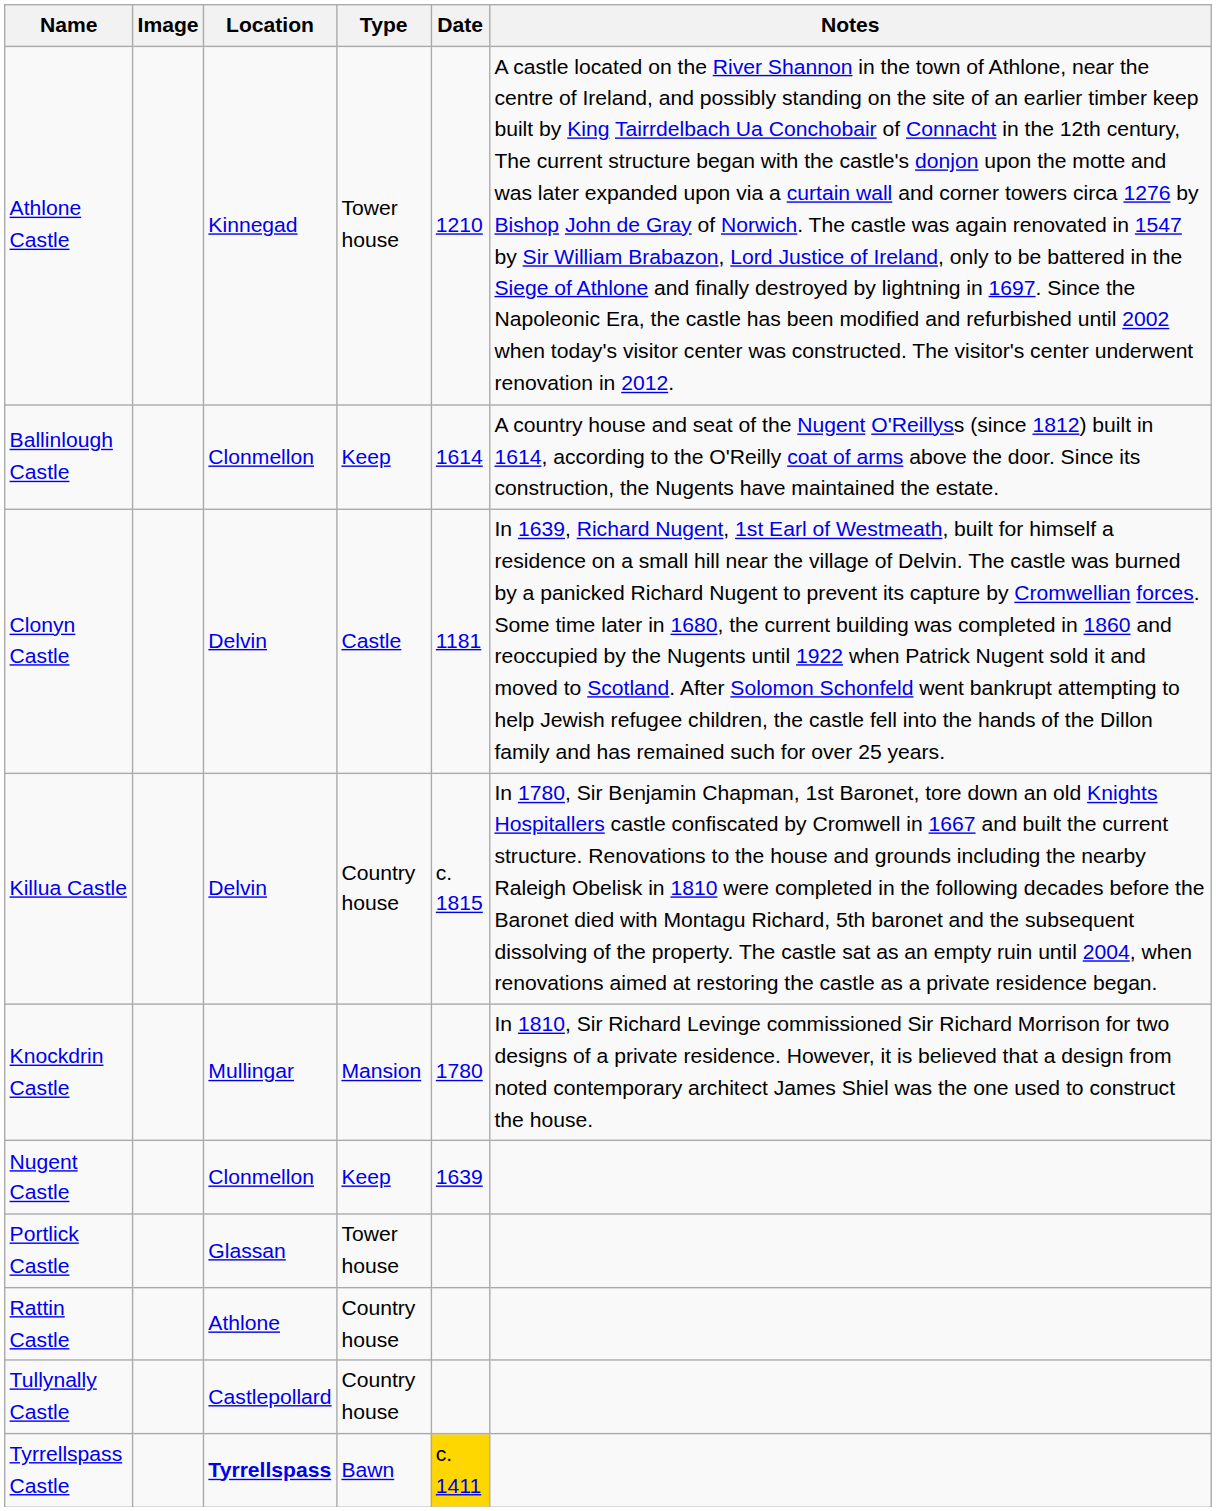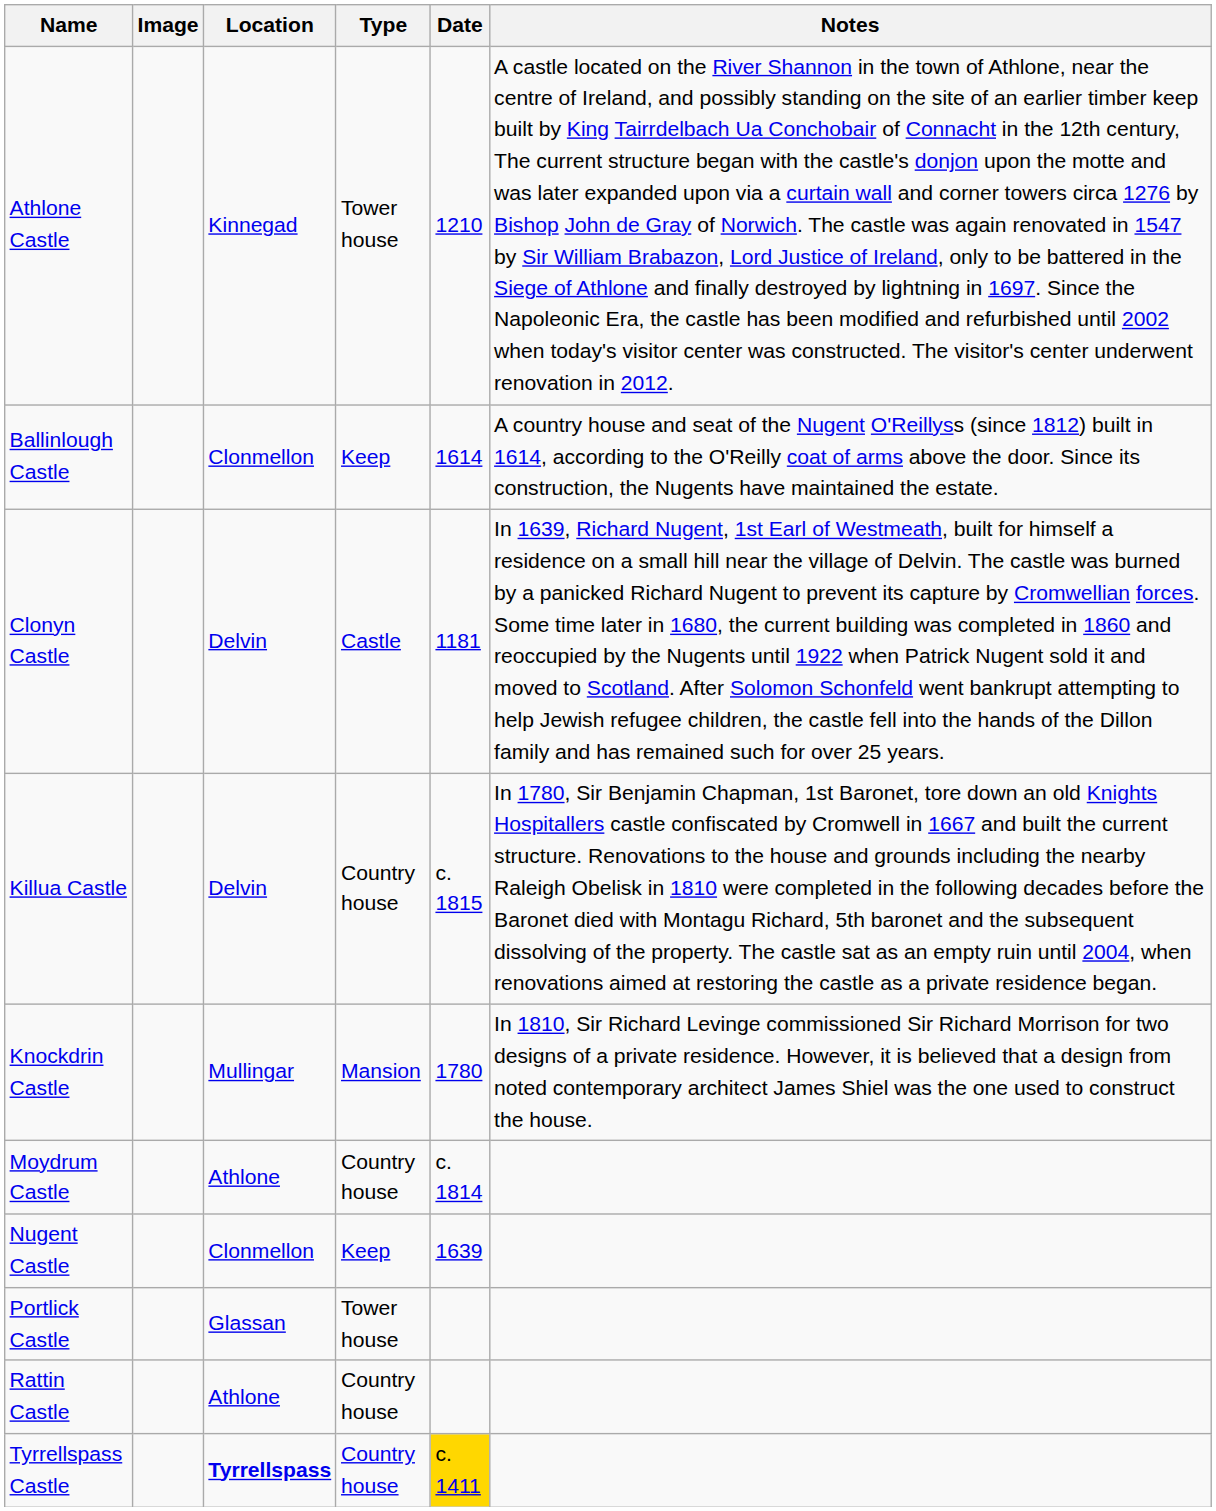+ row: (54, 1177)
- row: (53, 1396)
(368, 1469) Bawn -> (378, 1469) Country house
